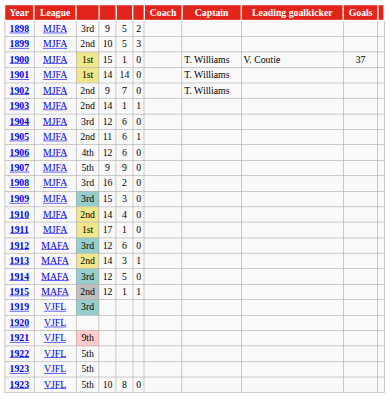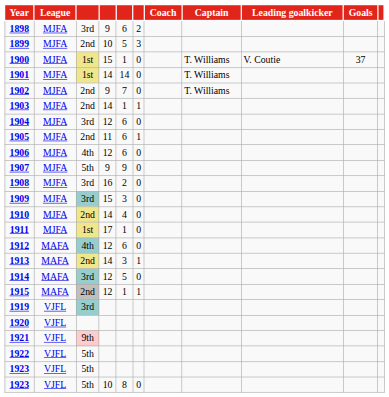(125, 28) 5 -> (125, 28) 6
(88, 245) 3rd -> (88, 245) 4th
